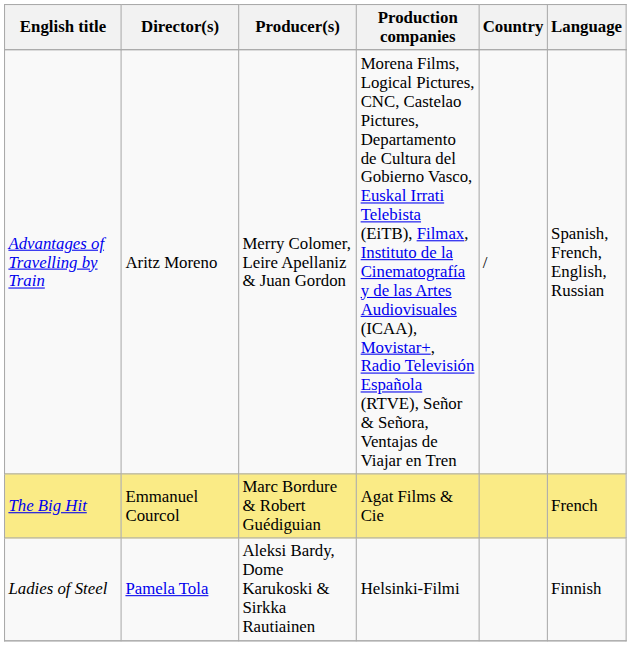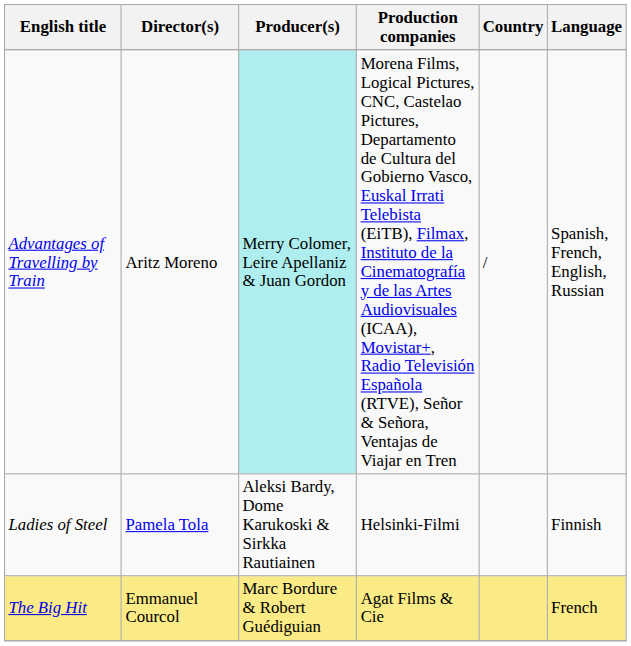(297, 261) no background -> (297, 261) paleturquoise background
rows swapped: (48, 505) <-> (58, 589)
